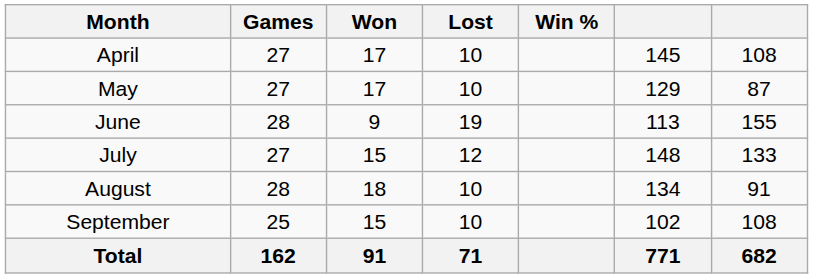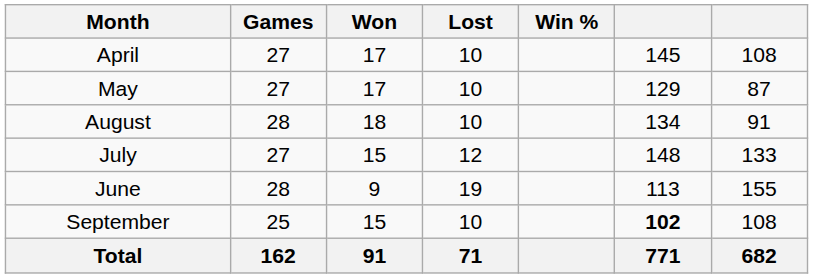rows swapped: (118, 122) <-> (118, 189)
(663, 222) normal -> (663, 222) bold
